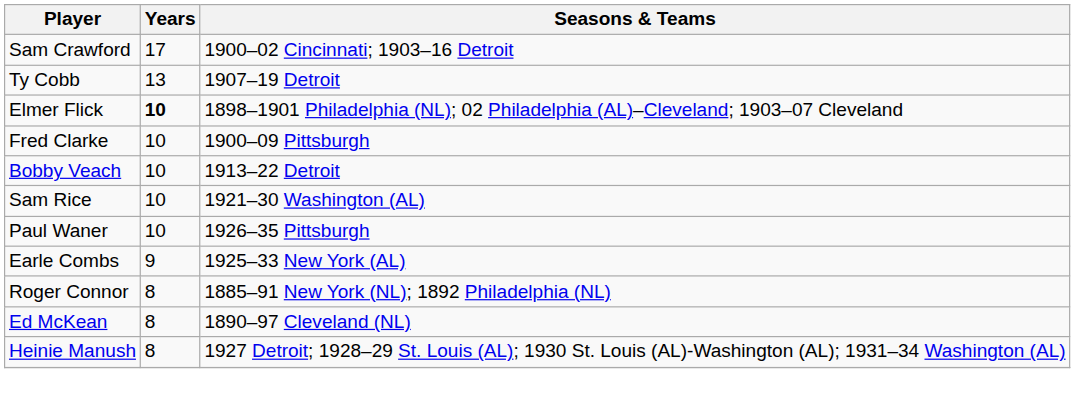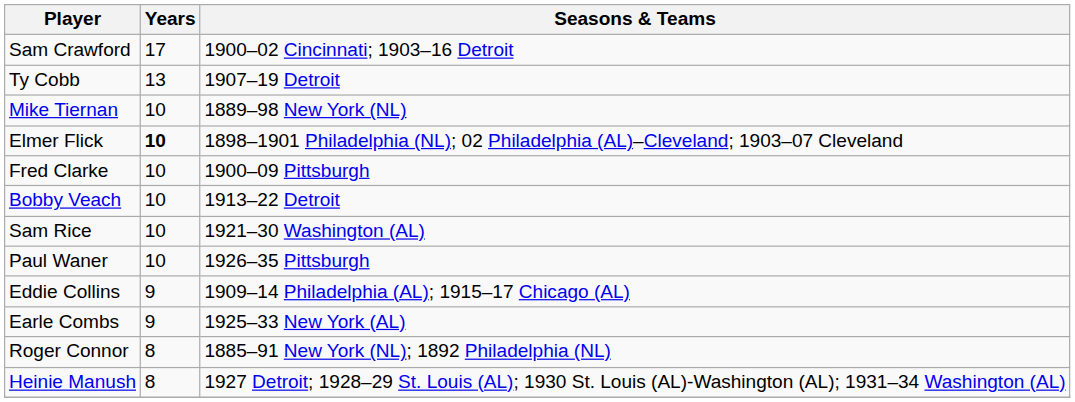+ row: (63, 110)
+ row: (65, 291)
- row: (58, 321)
